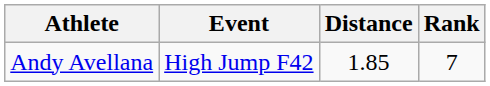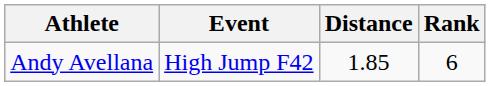(452, 61) 7 -> (452, 61) 6
